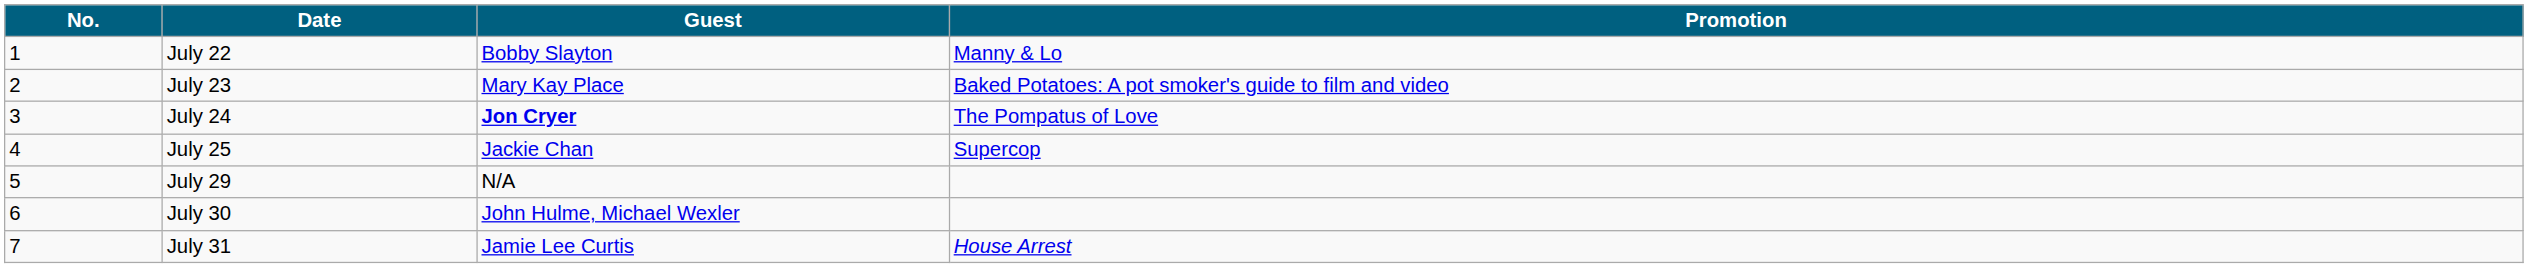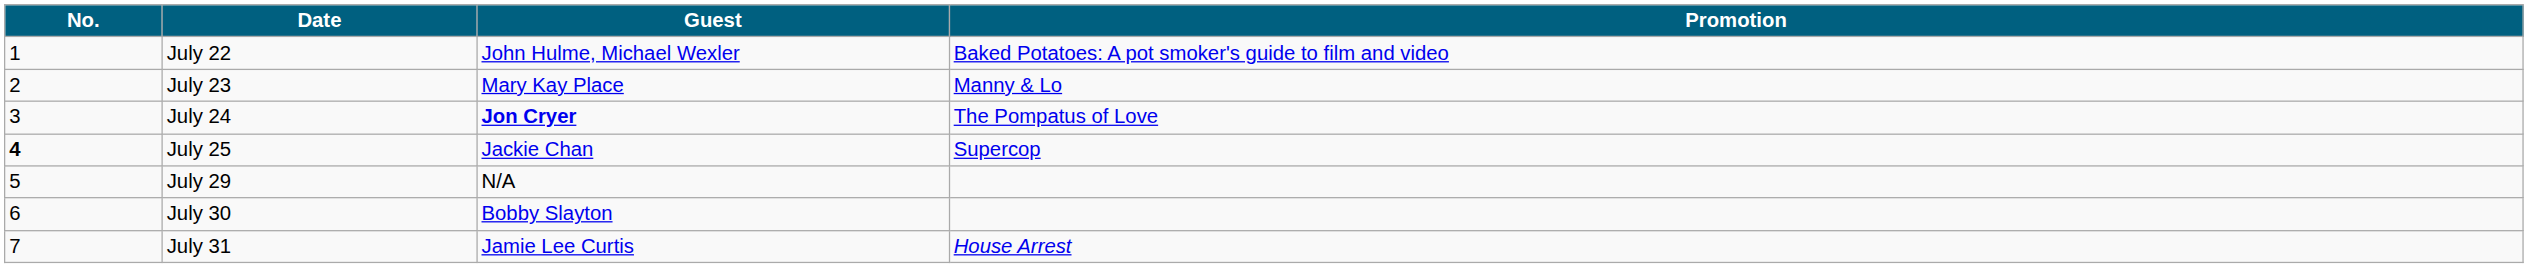(547, 52) Bobby Slayton -> (611, 52) John Hulme, Michael Wexler
(1008, 52) Manny & Lo -> (1201, 52) Baked Potatoes: A pot smoker's guide to film and video
(1201, 85) Baked Potatoes: A pot smoker's guide to film and video -> (1008, 85) Manny & Lo
(15, 149) normal -> (15, 149) bold
(611, 213) John Hulme, Michael Wexler -> (547, 213) Bobby Slayton
